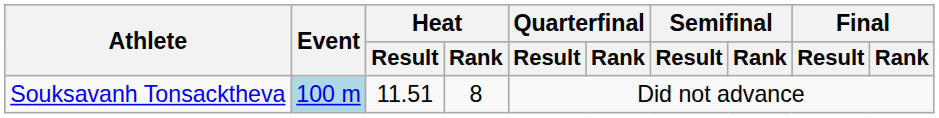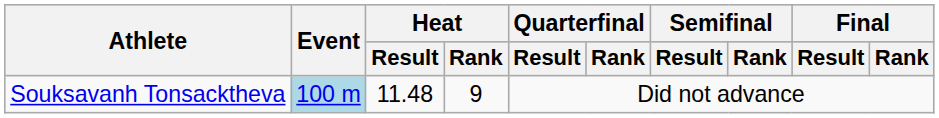(405, 95) 11.51 -> (405, 95) 11.48
(476, 95) 8 -> (476, 95) 9
